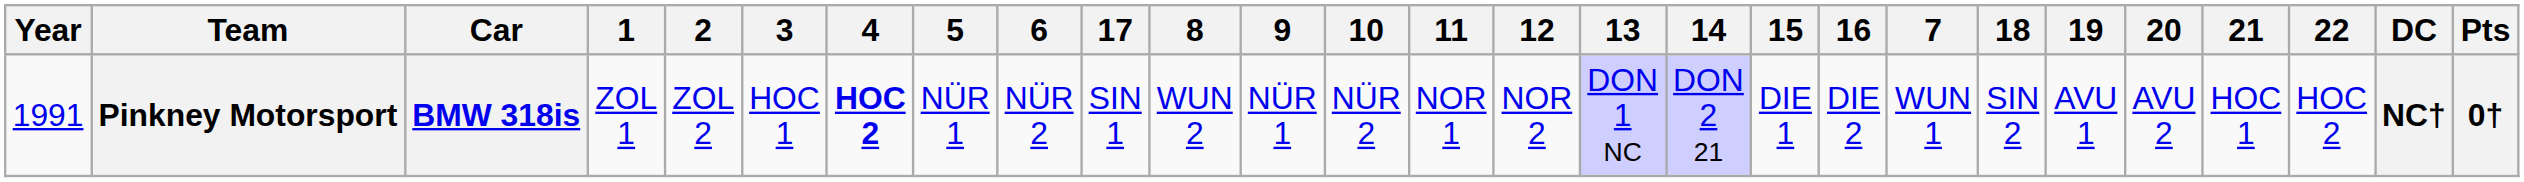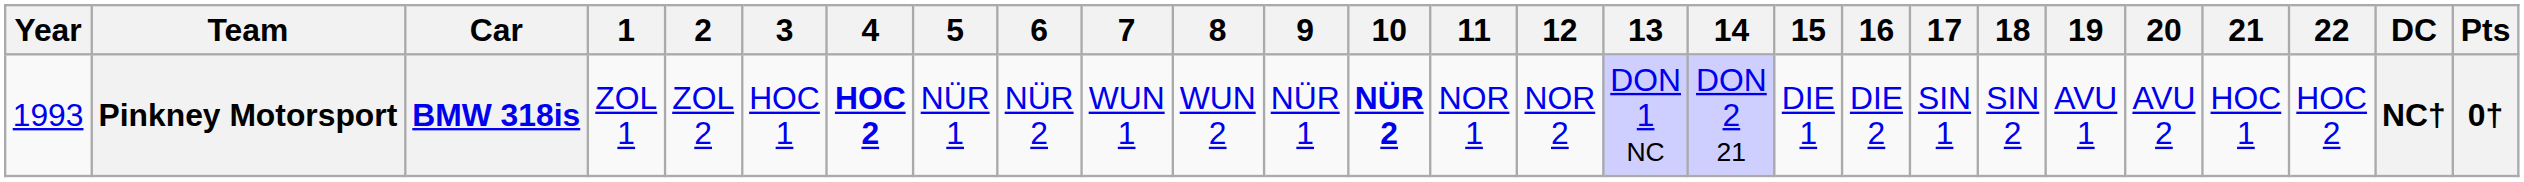columns swapped: (1933, 30) <-> (1115, 30)
(48, 115) 1991 -> (48, 115) 1993
(1366, 115) normal -> (1389, 115) bold
